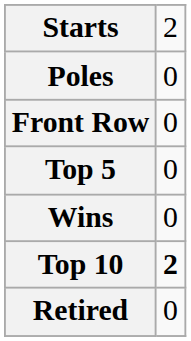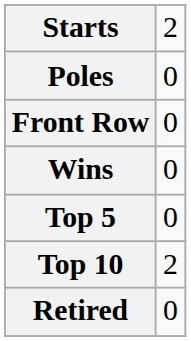rows swapped: (81, 216) <-> (81, 169)
(170, 264) bold -> (170, 264) normal
